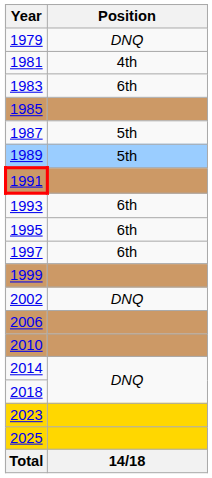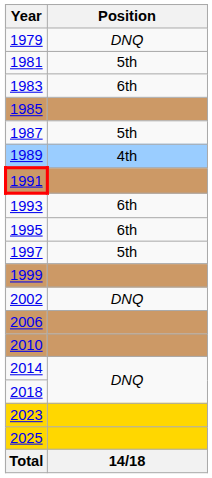(127, 63) 4th -> (127, 63) 5th
(127, 156) 5th -> (127, 156) 4th
(127, 253) 6th -> (127, 253) 5th
